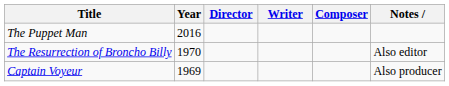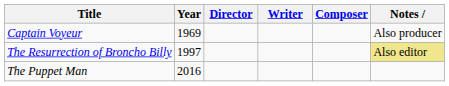rows swapped: (45, 71) <-> (47, 33)
(189, 52) 1970 -> (189, 52) 1997
(400, 52) no background -> (400, 52) khaki background
